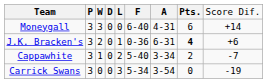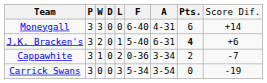(138, 41) 0-36 -> (138, 41) 5-40
(138, 56) 5-40 -> (138, 56) 0-36
